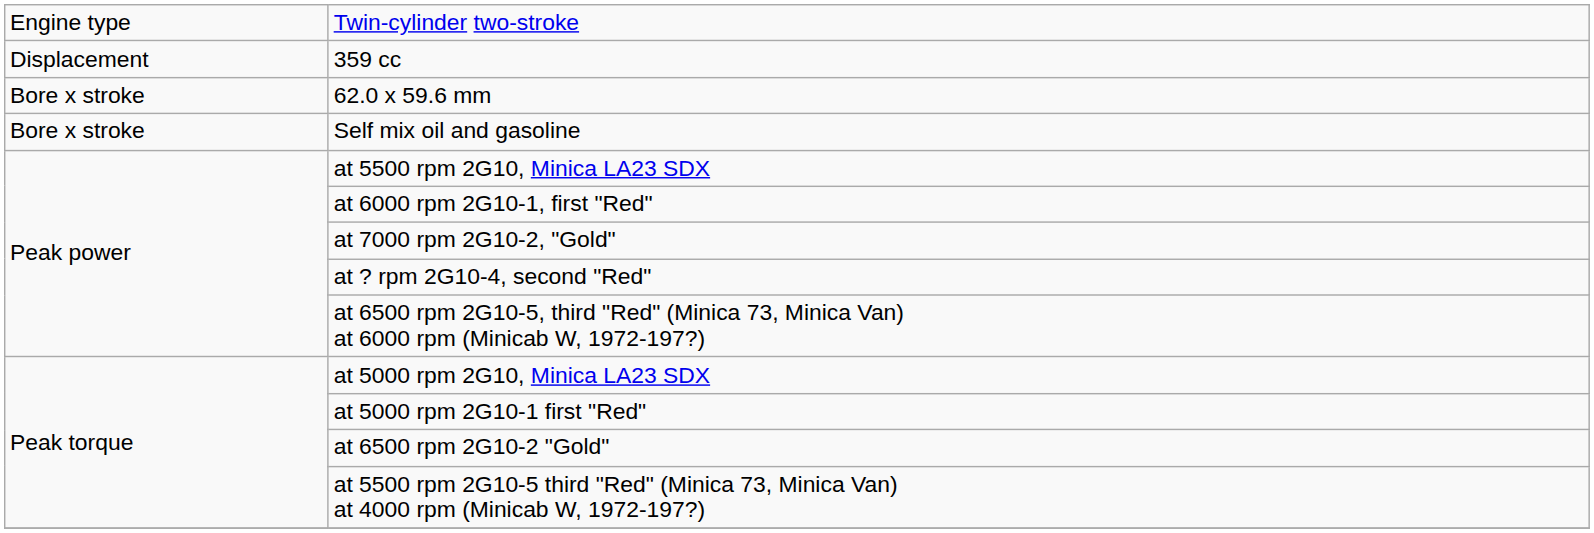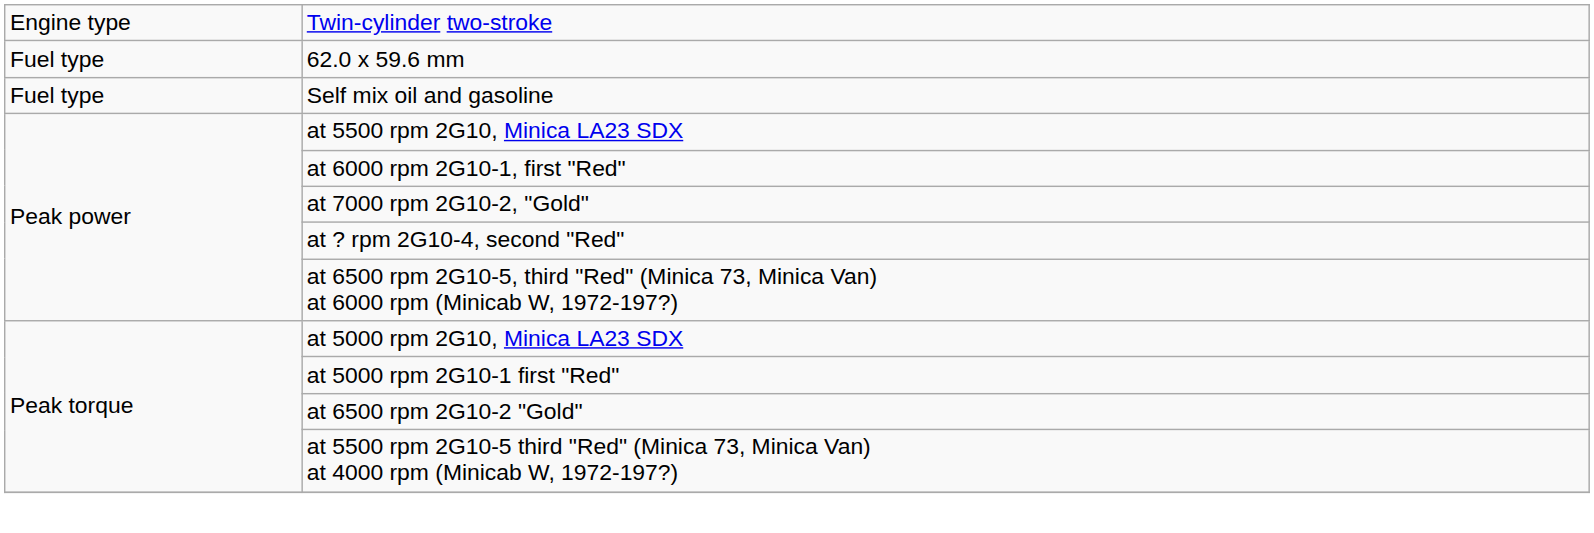- row: (367, 58)
(77, 95) Bore x stroke -> (57, 58) Fuel type
(77, 131) Bore x stroke -> (57, 95) Fuel type
